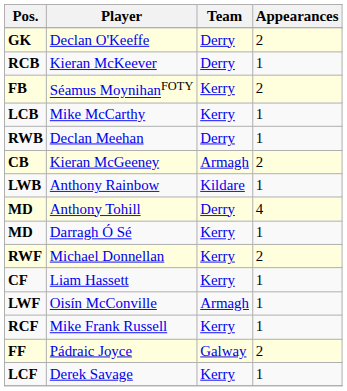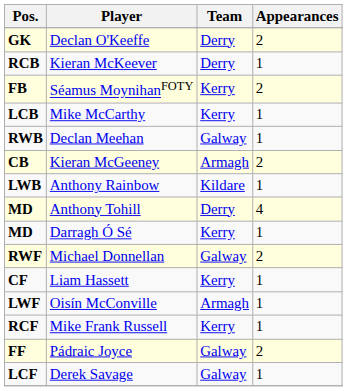(218, 138) Derry -> (223, 138) Galway
(218, 256) Kerry -> (223, 256) Galway
(218, 374) Kerry -> (223, 374) Galway
